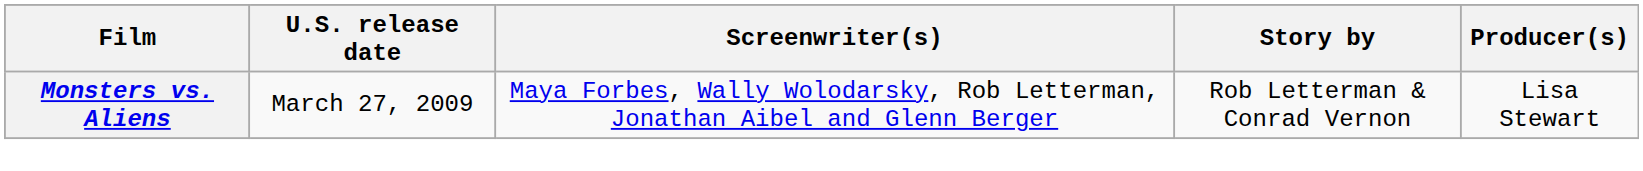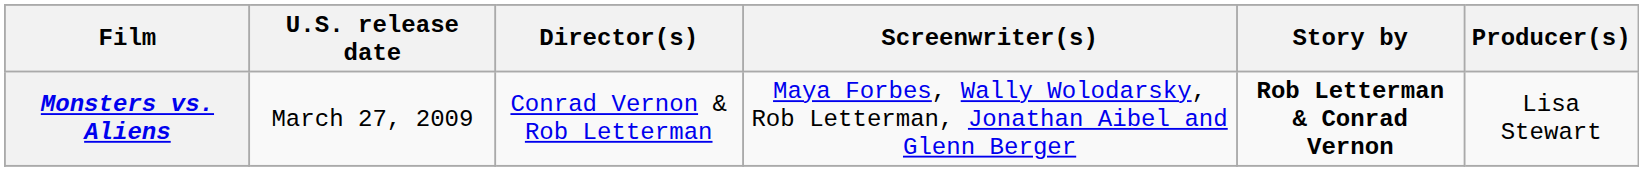+ column: (619, 38)
(1318, 105) normal -> (1350, 119) bold
